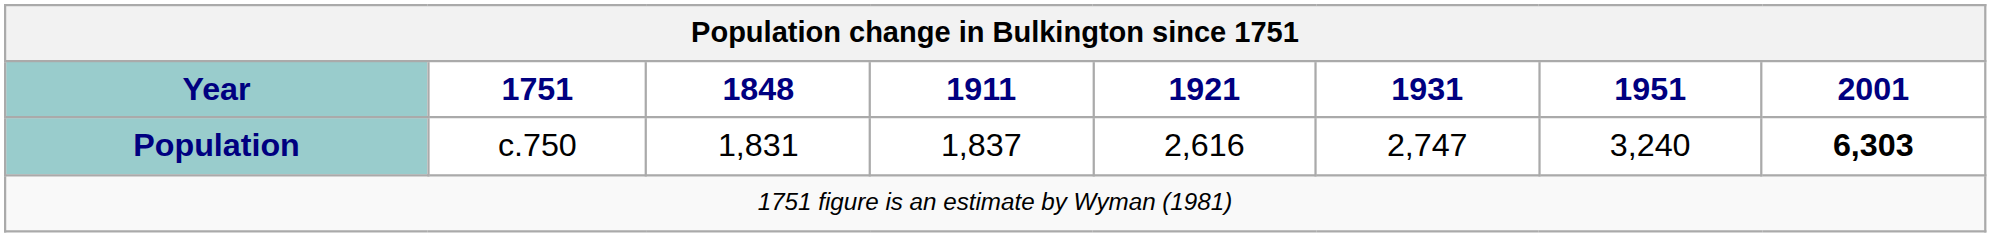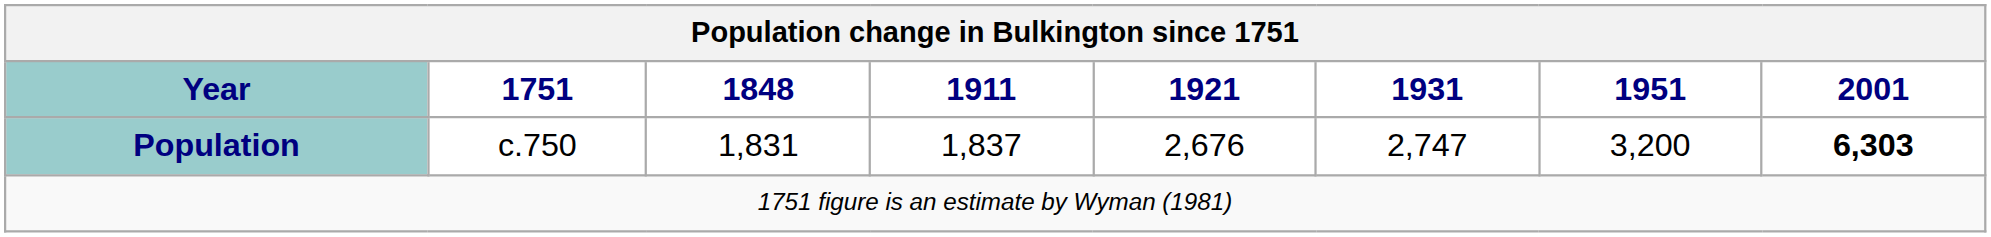(1204, 146) 2,616 -> (1204, 146) 2,676
(1650, 146) 3,240 -> (1650, 146) 3,200
